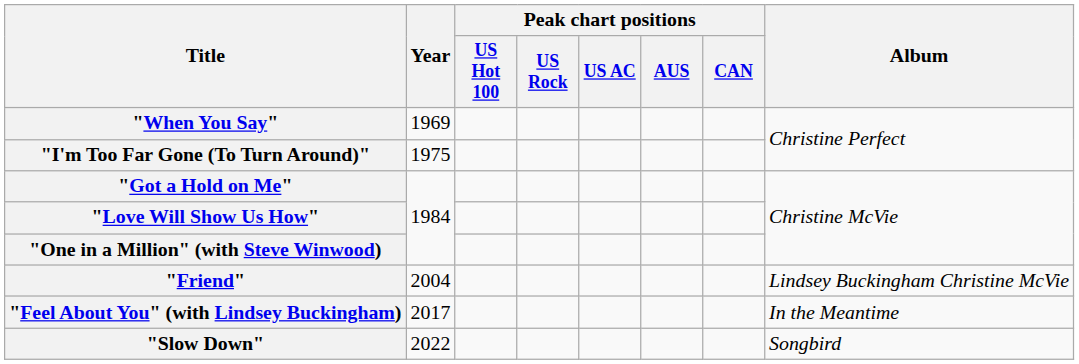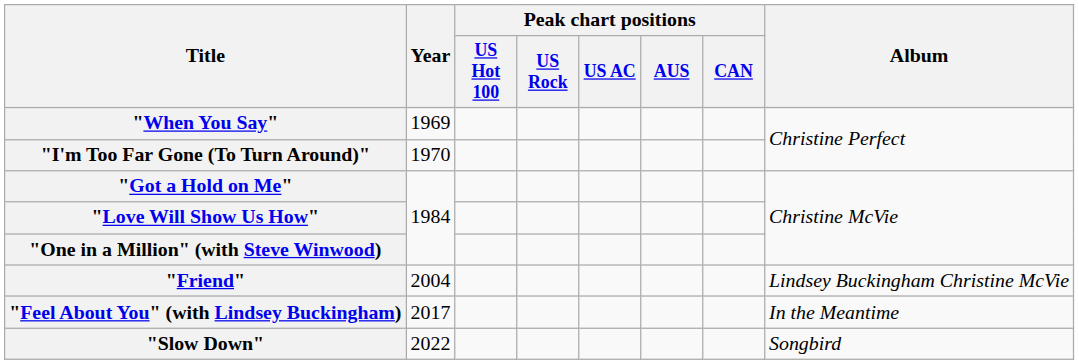(430, 154) 1975 -> (430, 154) 1970
